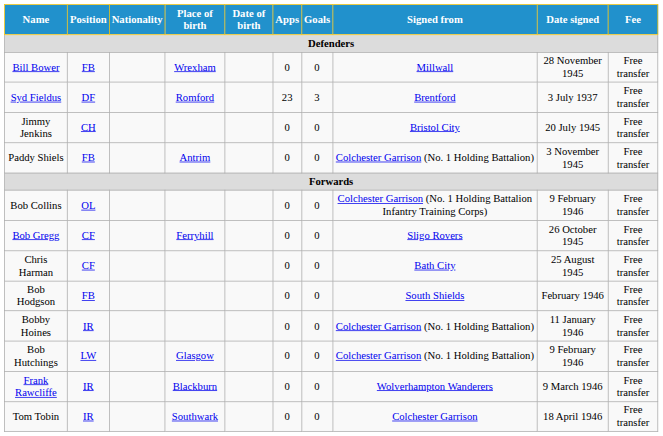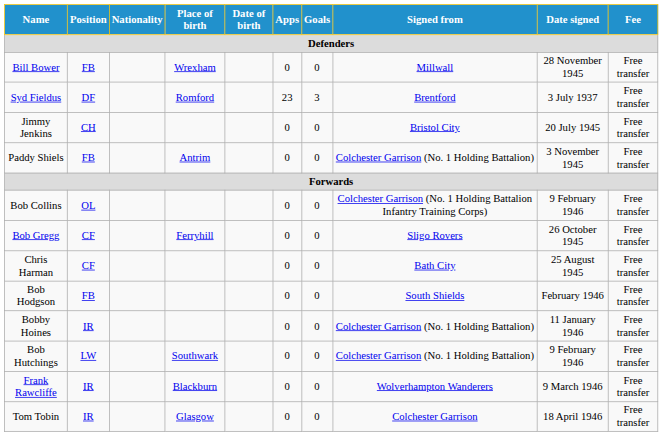(195, 356) Glasgow -> (195, 356) Southwark
(195, 416) Southwark -> (195, 416) Glasgow
